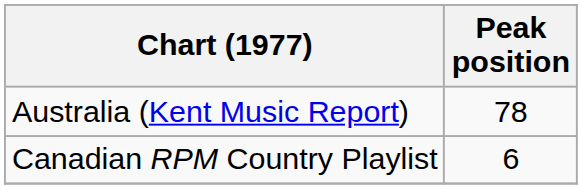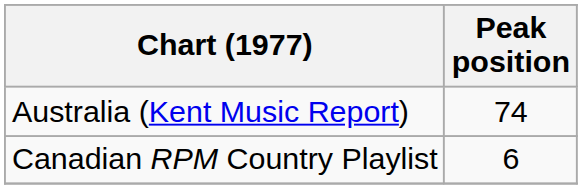(511, 111) 78 -> (511, 111) 74
